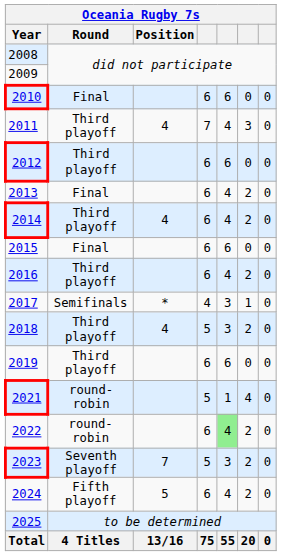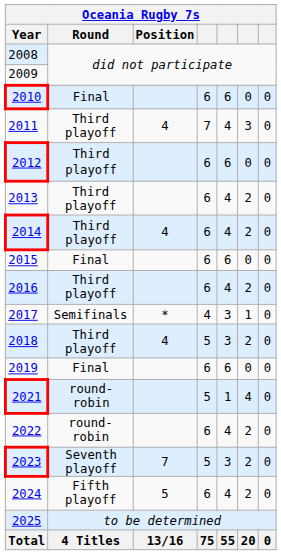(91, 192) Final -> (91, 198) Third playoff
(91, 363) Third playoff -> (91, 369) Final
(228, 431) lightgreen background -> (228, 430) no background
